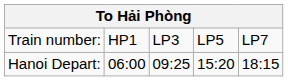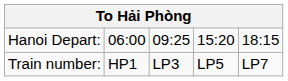rows swapped: (54, 40) <-> (54, 64)
